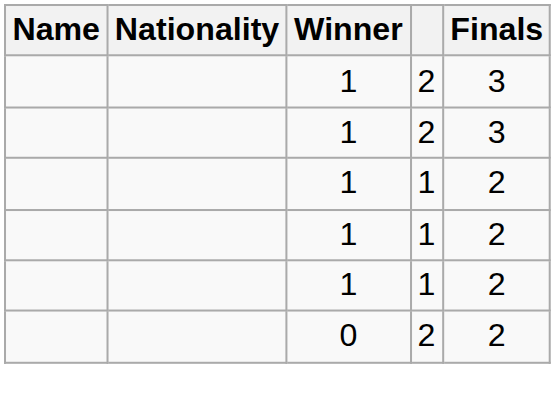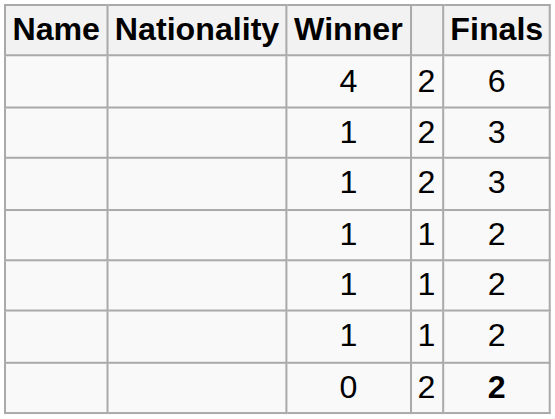+ row: (348, 81)
(497, 336) normal -> (497, 387) bold
